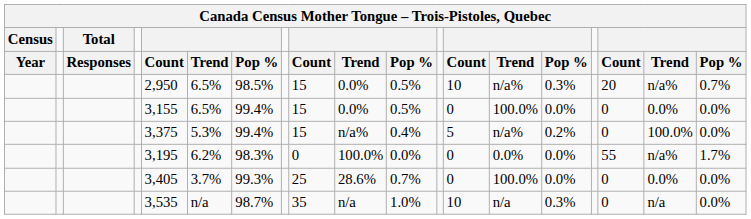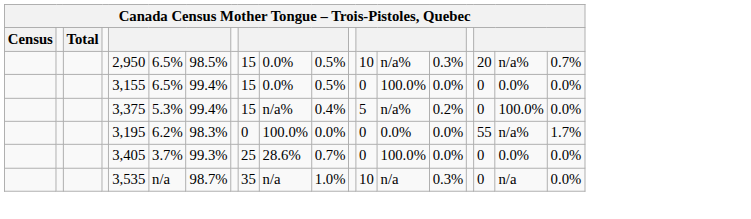- row: (30, 62)
